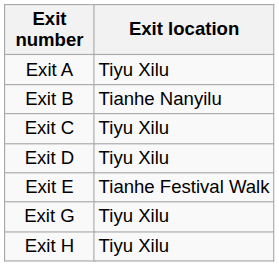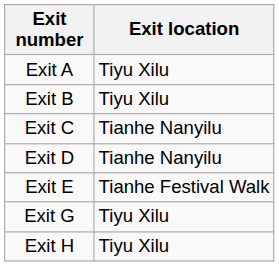(160, 98) Tianhe Nanyilu -> (134, 98) Tiyu Xilu
(134, 128) Tiyu Xilu -> (160, 128) Tianhe Nanyilu
(134, 157) Tiyu Xilu -> (160, 157) Tianhe Nanyilu
